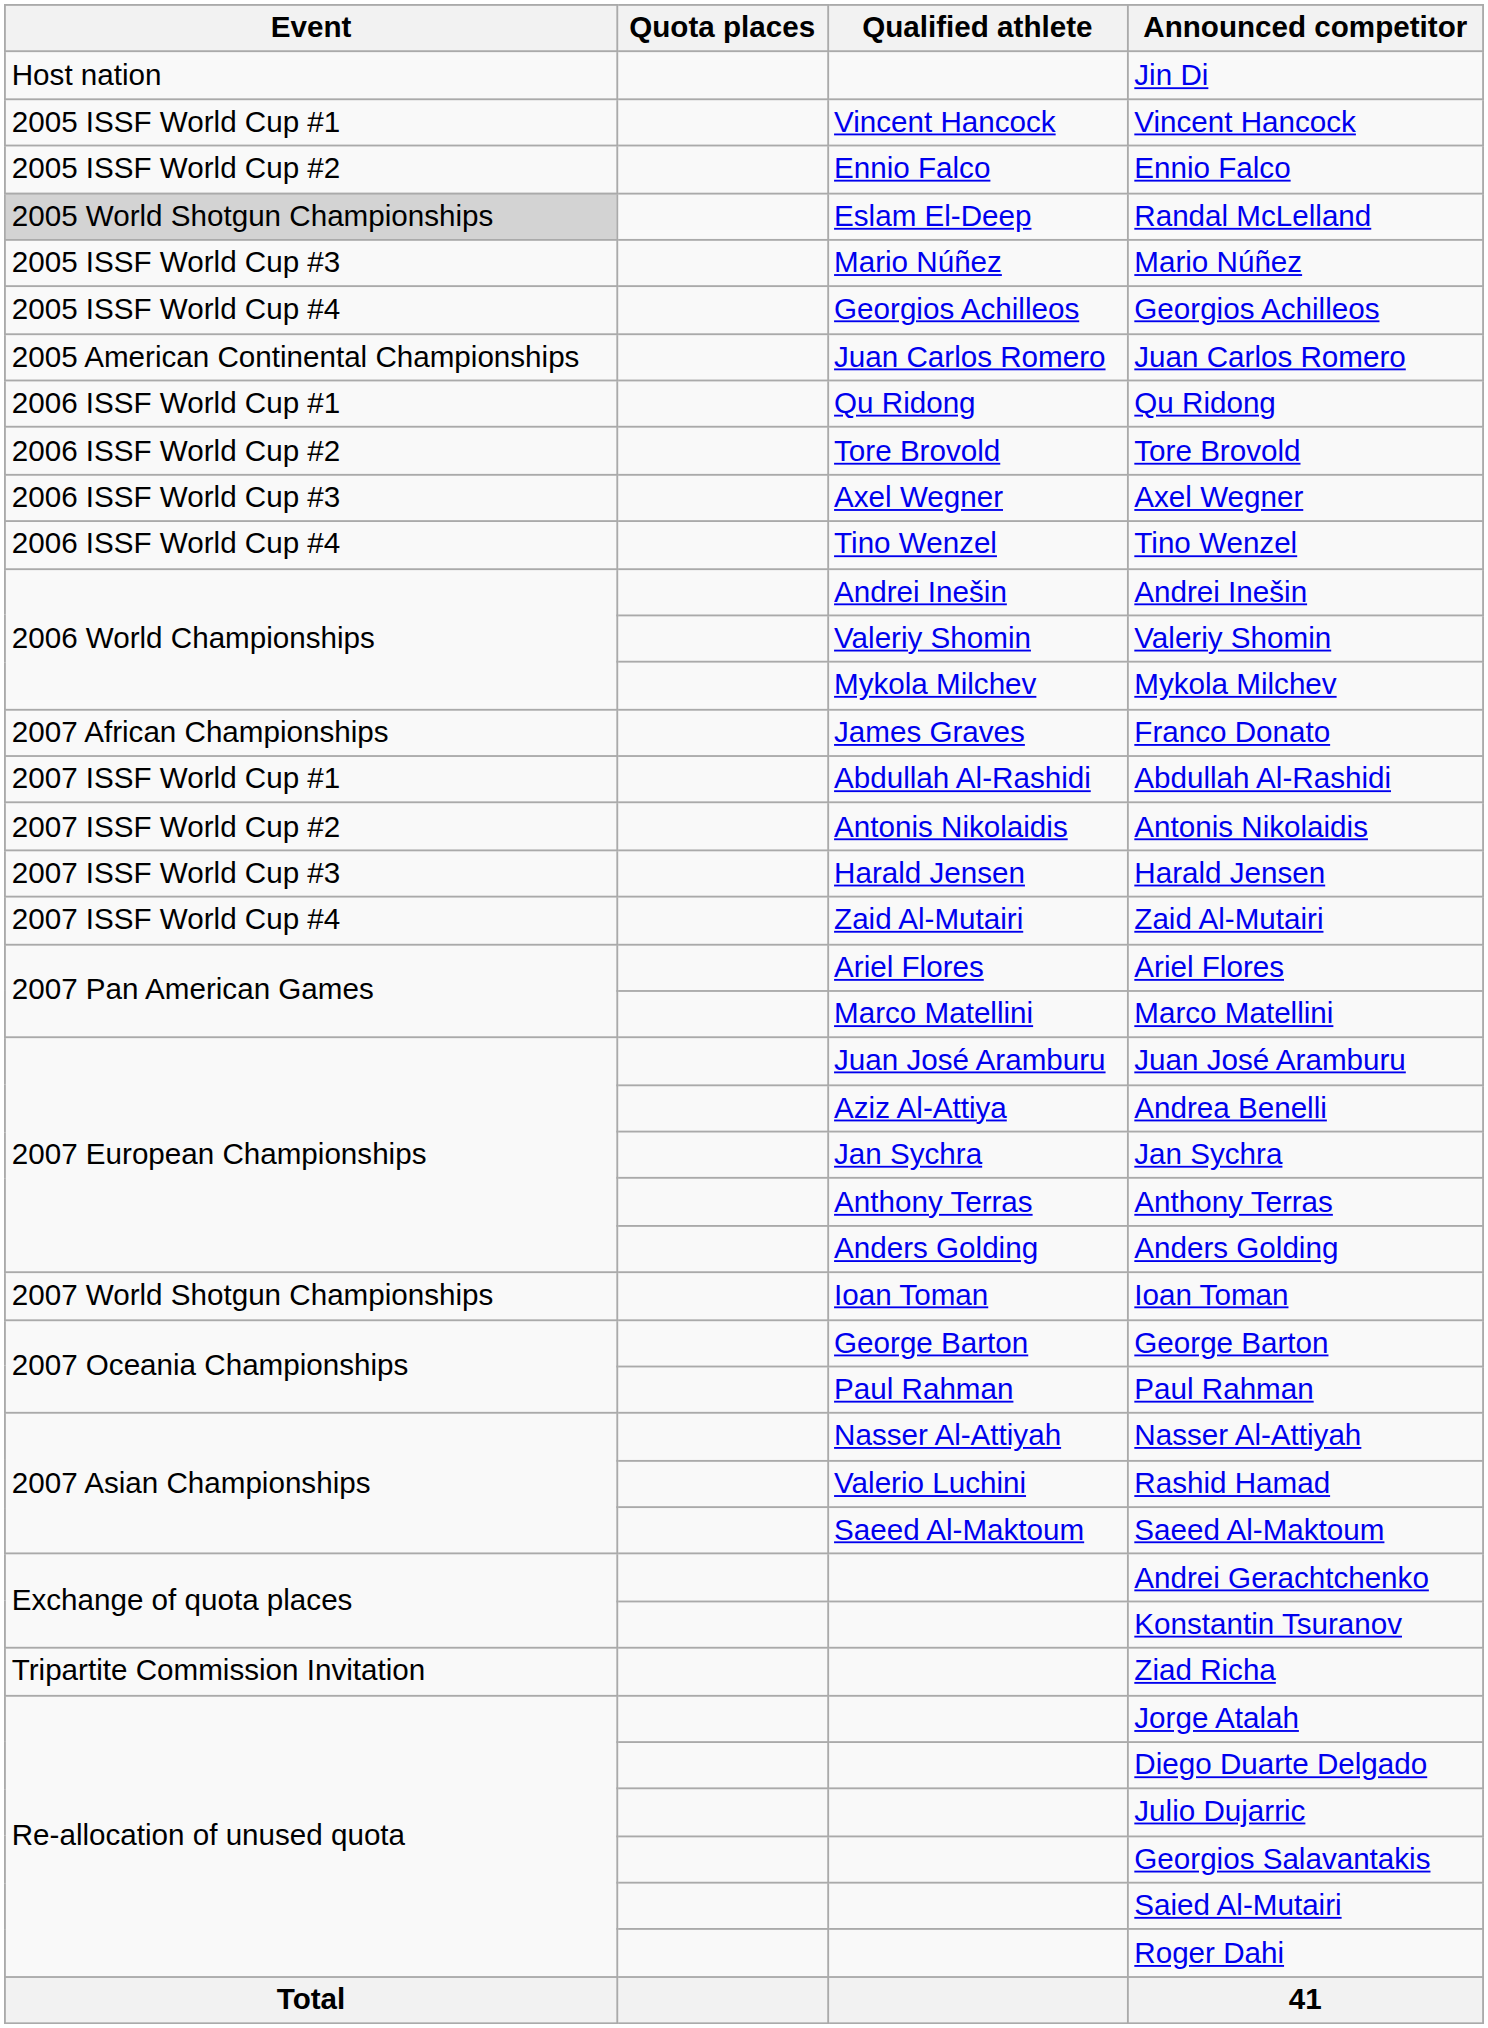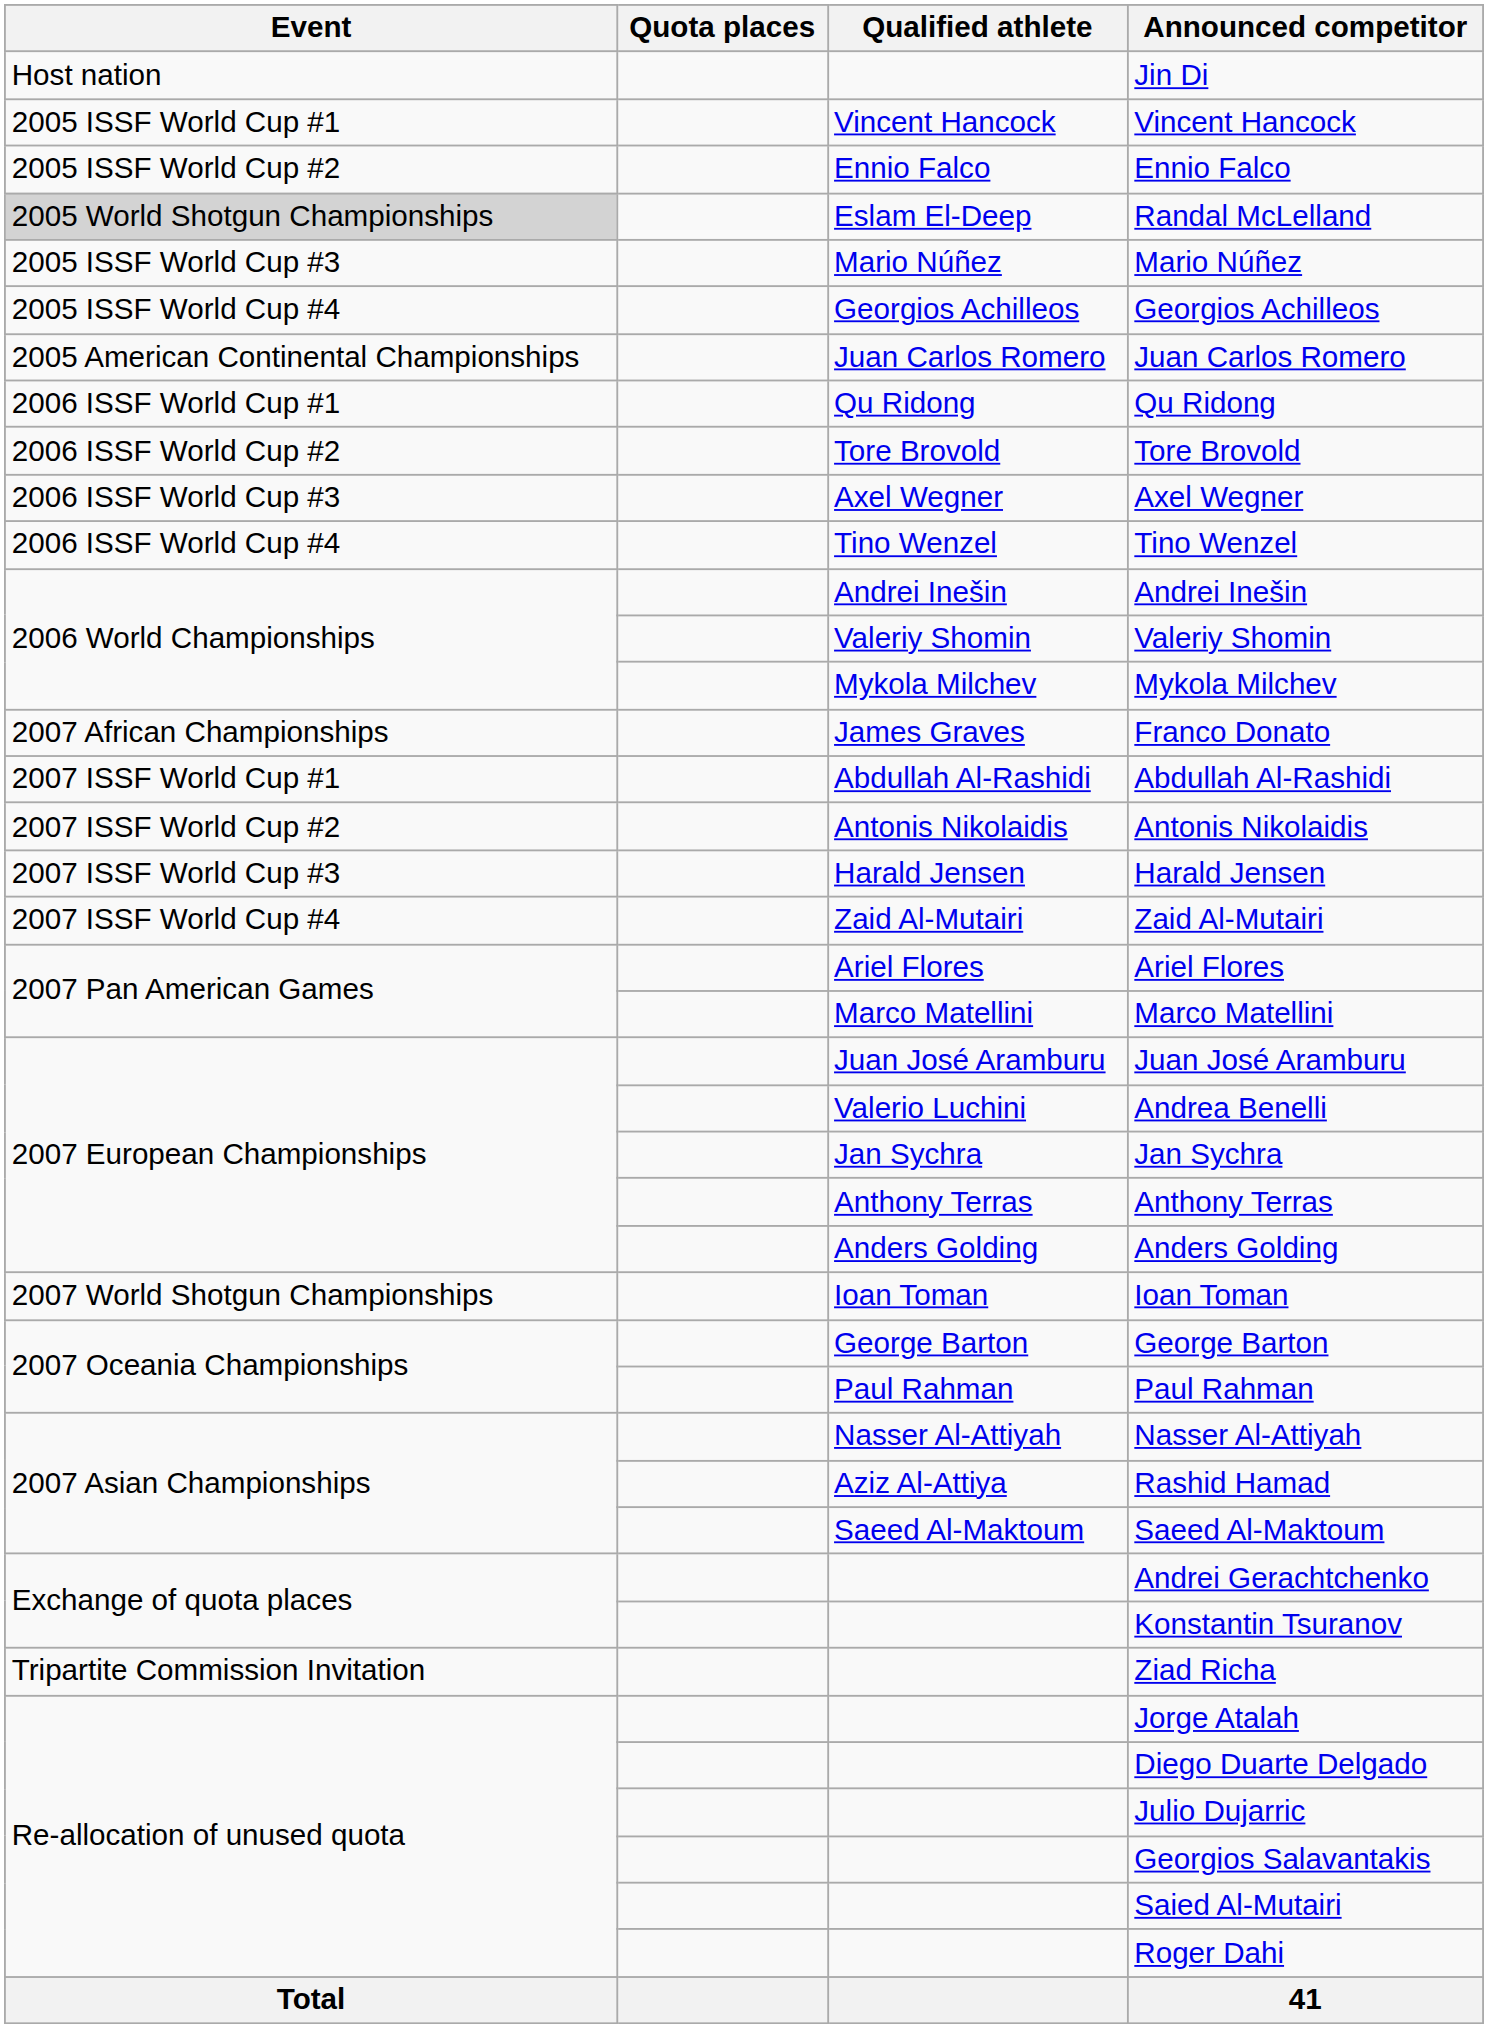(920, 1107) Aziz Al-Attiya -> (930, 1107) Valerio Luchini
(930, 1483) Valerio Luchini -> (920, 1483) Aziz Al-Attiya
